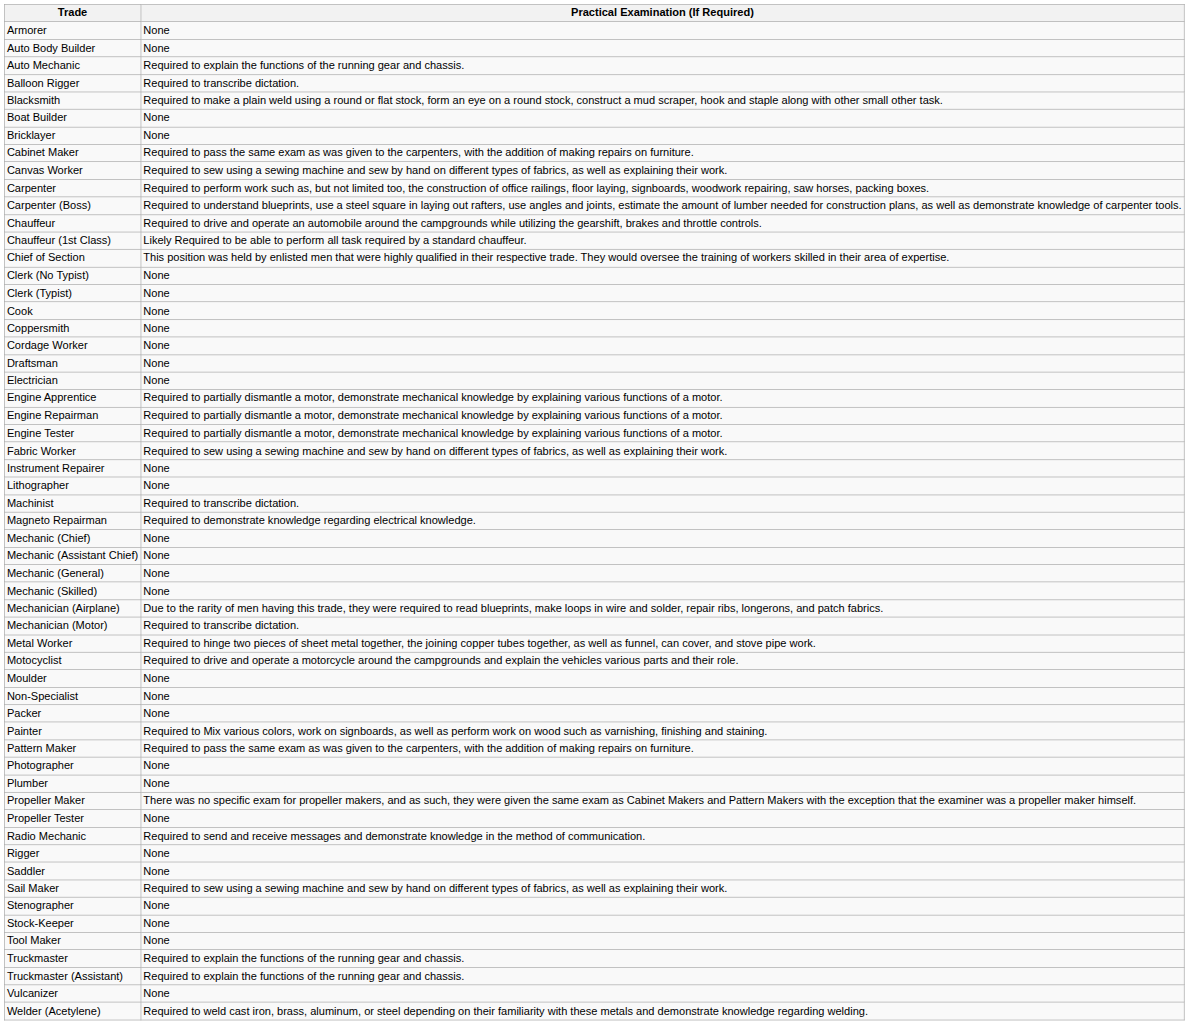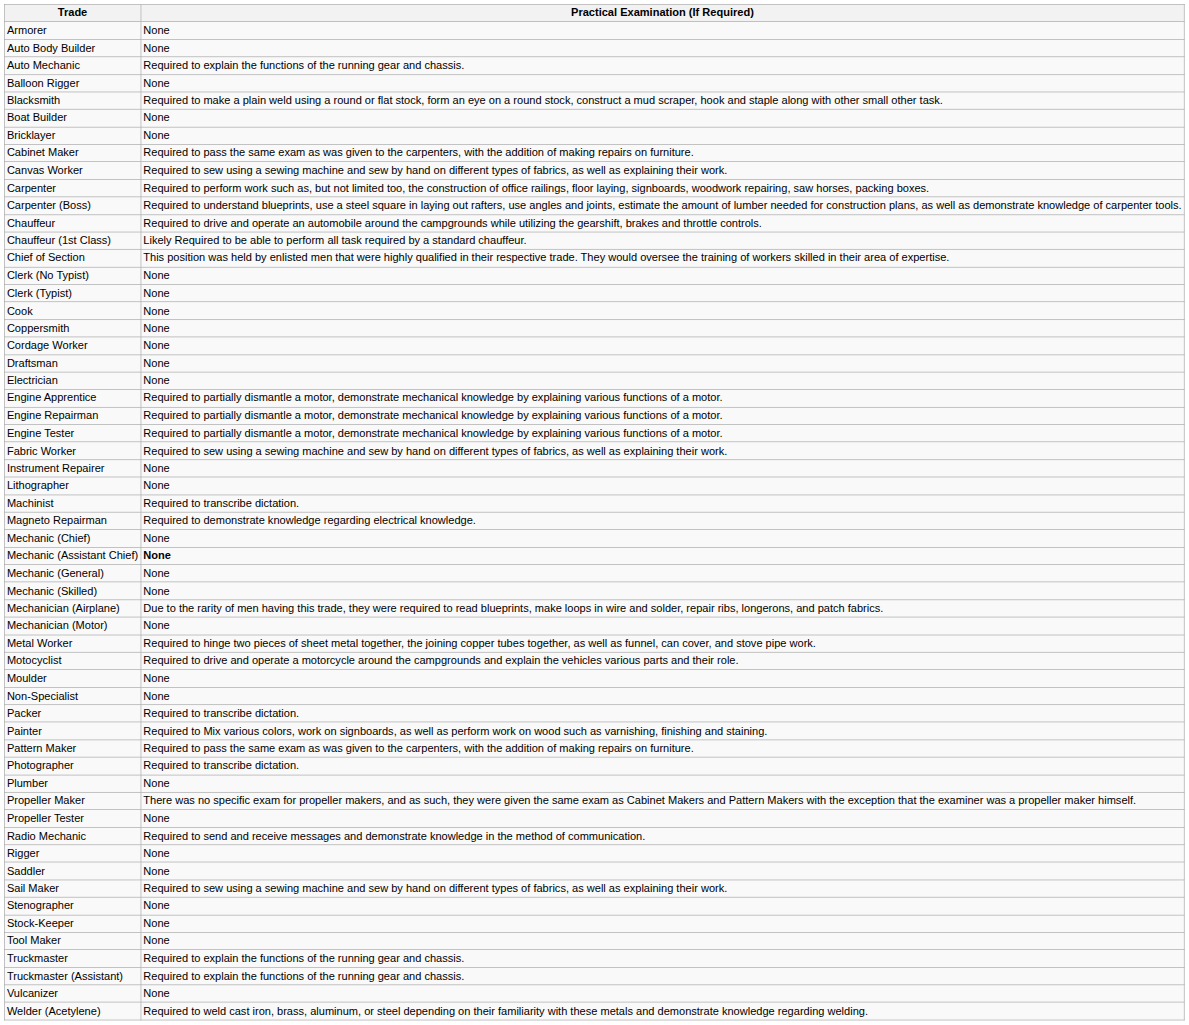(221, 83) Required to transcribe dictation. -> (156, 83) None
(156, 556) normal -> (157, 556) bold
(221, 626) Required to transcribe dictation. -> (156, 626) None
(156, 713) None -> (221, 713) Required to transcribe dictation.
(156, 766) None -> (221, 766) Required to transcribe dictation.
